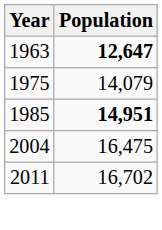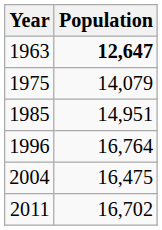(125, 114) bold -> (125, 114) normal
+ row: (29, 146)
